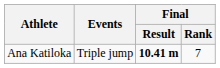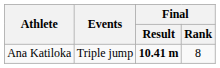(198, 54) 7 -> (198, 54) 8
